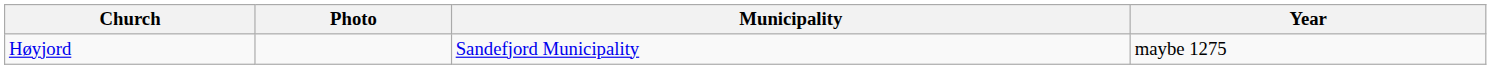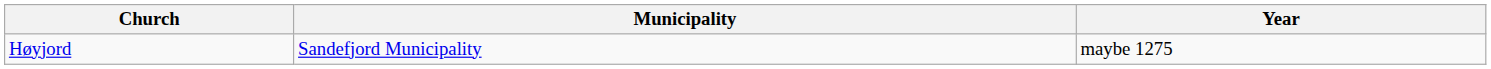- column: (353, 19)
